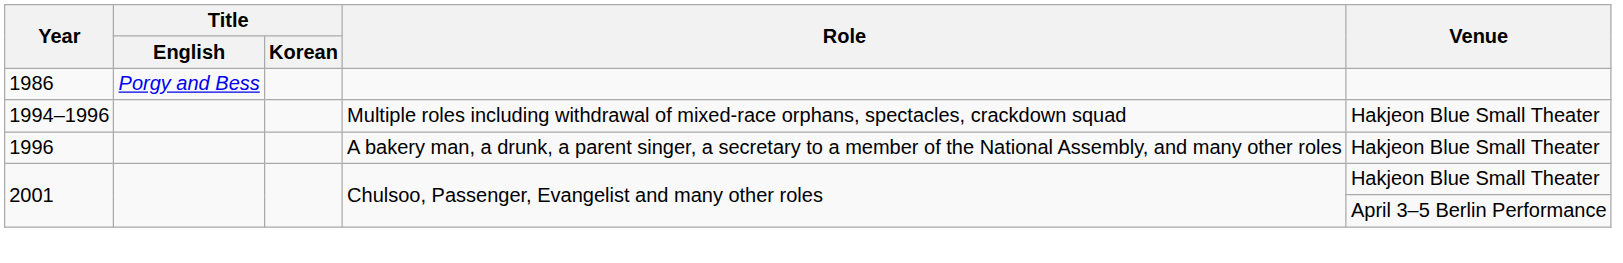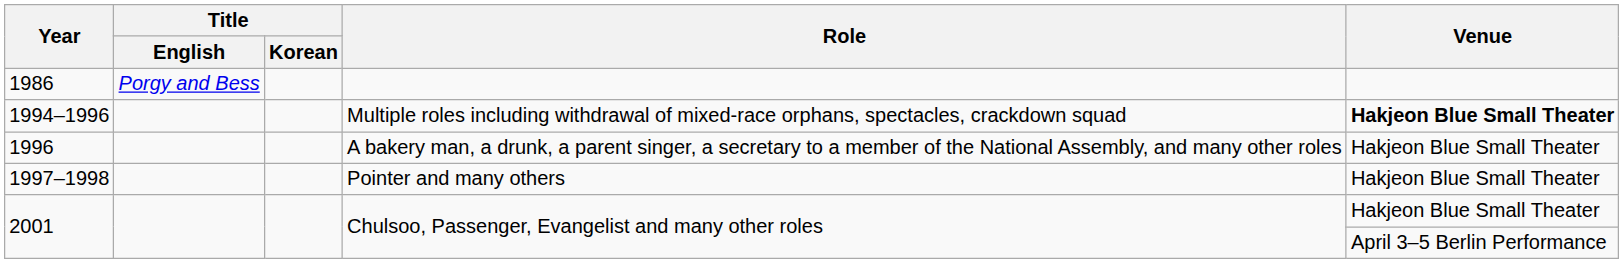(1475, 115) normal -> (1483, 115) bold
+ row: (59, 178)
